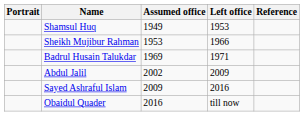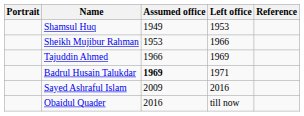+ row: (76, 57)
(153, 57) normal -> (153, 73) bold
- row: (65, 73)
